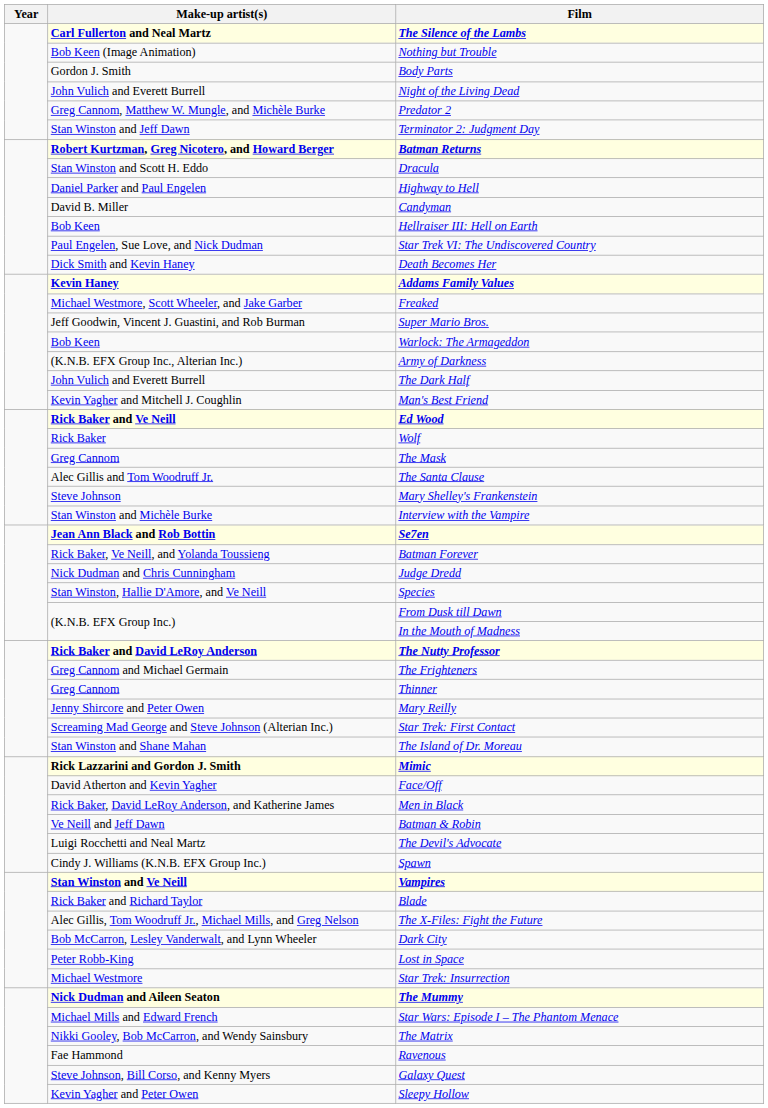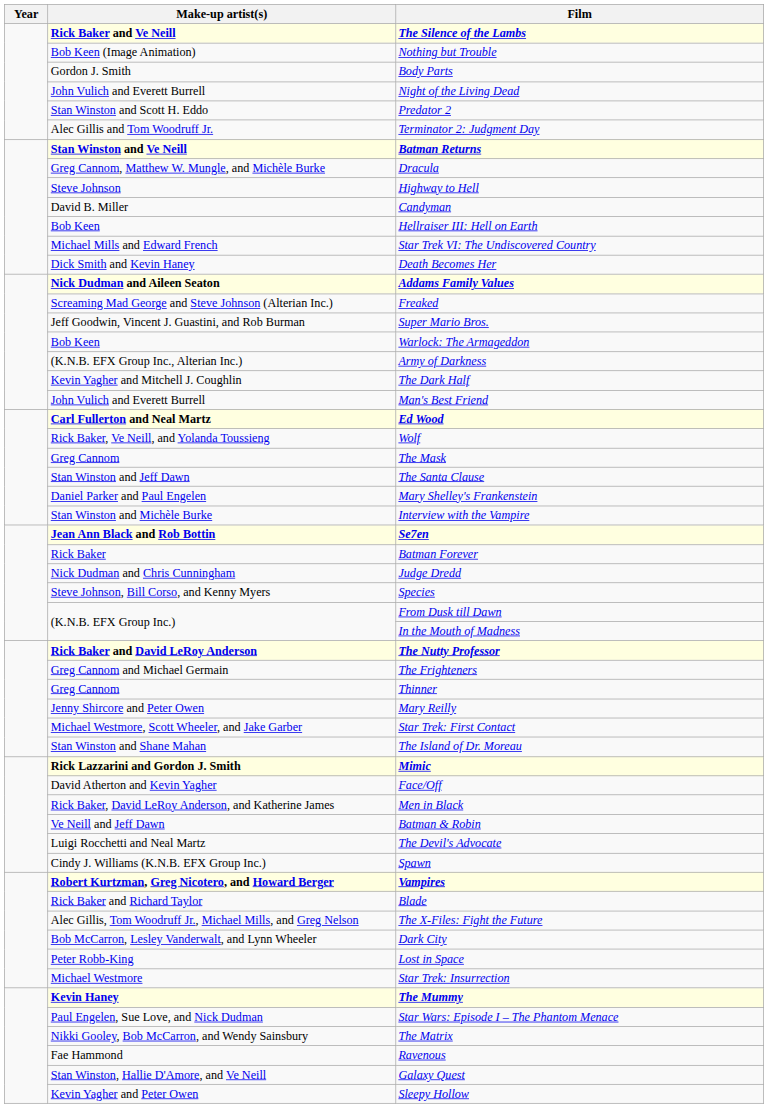(131, 33) Carl Fullerton and Neal Martz -> (113, 33) Rick Baker and Ve Neill
(188, 110) Greg Cannom, Matthew W. Mungle, and Michèle Burke -> (129, 110) Stan Winston and Scott H. Eddo
(120, 129) Stan Winston and Jeff Dawn -> (132, 129) Alec Gillis and Tom Woodruff Jr.
(192, 149) Robert Kurtzman, Greg Nicotero, and Howard Berger -> (119, 149) Stan Winston and Ve Neill
(129, 168) Stan Winston and Scott H. Eddo -> (188, 168) Greg Cannom, Matthew W. Mungle, and Michèle Burke
(128, 187) Daniel Parker and Paul Engelen -> (86, 187) Steve Johnson
(157, 245) Paul Engelen, Sue Love, and Nick Dudman -> (134, 245) Michael Mills and Edward French
(85, 284) Kevin Haney -> (135, 284) Nick Dudman and Aileen Seaton
(176, 303) Michael Westmore, Scott Wheeler, and Jake Garber -> (192, 303) Screaming Mad George and Steve Johnson (Alterian Inc.)
(128, 380) John Vulich and Everett Burrell -> (146, 380) Kevin Yagher and Mitchell J. Coughlin
(146, 399) Kevin Yagher and Mitchell J. Coughlin -> (128, 399) John Vulich and Everett Burrell
(113, 419) Rick Baker and Ve Neill -> (131, 419) Carl Fullerton and Neal Martz
(78, 438) Rick Baker -> (160, 438) Rick Baker, Ve Neill, and Yolanda Toussieng
(132, 476) Alec Gillis and Tom Woodruff Jr. -> (120, 476) Stan Winston and Jeff Dawn
(86, 496) Steve Johnson -> (128, 496) Daniel Parker and Paul Engelen
(160, 554) Rick Baker, Ve Neill, and Yolanda Toussieng -> (78, 554) Rick Baker
(158, 592) Stan Winston, Hallie D'Amore, and Ve Neill -> (161, 592) Steve Johnson, Bill Corso, and Kenny Myers
(192, 727) Screaming Mad George and Steve Johnson (Alterian Inc.) -> (176, 727) Michael Westmore, Scott Wheeler, and Jake Garber
(119, 881) Stan Winston and Ve Neill -> (192, 881) Robert Kurtzman, Greg Nicotero, and Howard Berger
(135, 997) Nick Dudman and Aileen Seaton -> (85, 997) Kevin Haney
(134, 1016) Michael Mills and Edward French -> (157, 1016) Paul Engelen, Sue Love, and Nick Dudman
(161, 1074) Steve Johnson, Bill Corso, and Kenny Myers -> (158, 1074) Stan Winston, Hallie D'Amore, and Ve Neill
